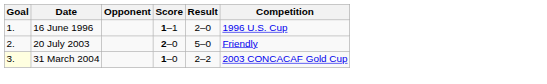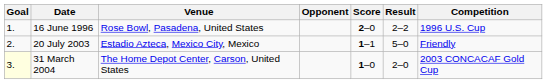+ column: (199, 12)
(169, 28) 1–1 -> (367, 28) 2–0
(203, 28) 2–0 -> (400, 28) 2–2
(169, 43) 2–0 -> (367, 43) 1–1
(203, 59) 2–2 -> (400, 65) 2–0
